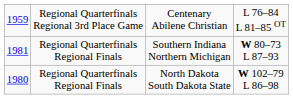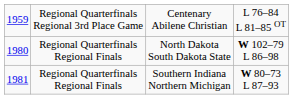rows swapped: (189, 80) <-> (189, 50)
